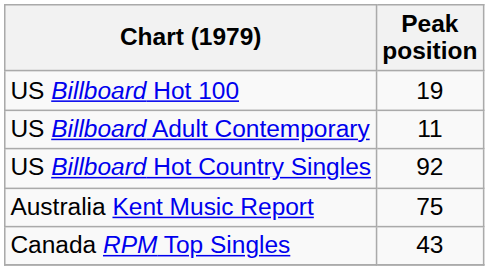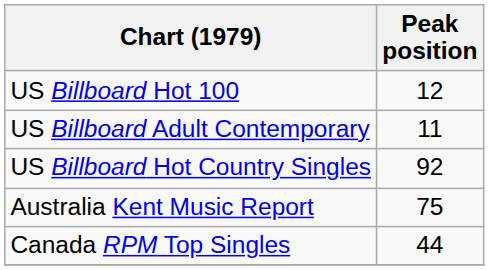(430, 90) 19 -> (430, 90) 12
(430, 245) 43 -> (430, 245) 44
